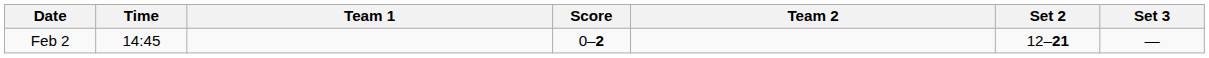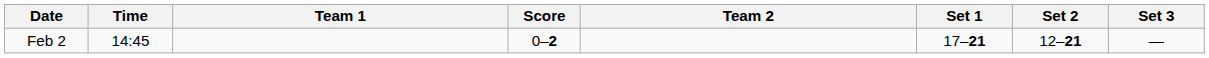+ column: (964, 16)
